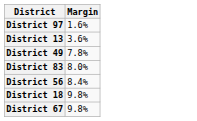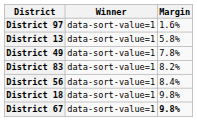+ column: (111, 11)
(78, 39) 3.6% -> (170, 39) 5.8%
(78, 67) 8.0% -> (170, 67) 8.2%
(78, 109) normal -> (170, 109) bold
